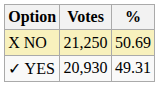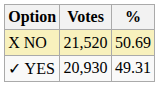(86, 42) 21,250 -> (86, 42) 21,520
